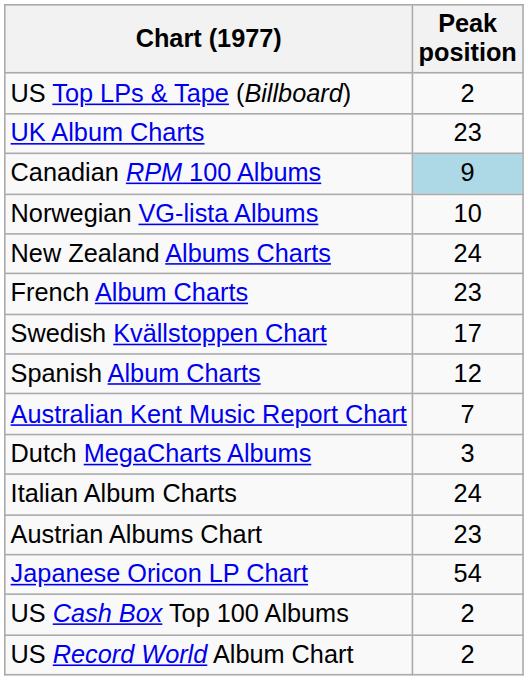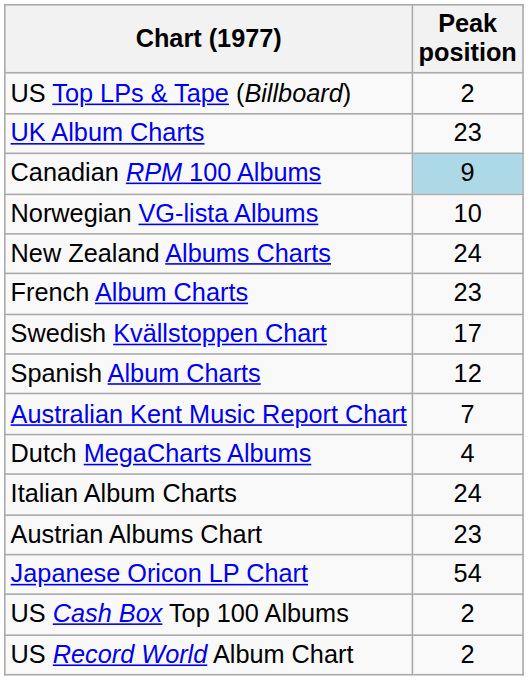(468, 453) 3 -> (468, 453) 4
